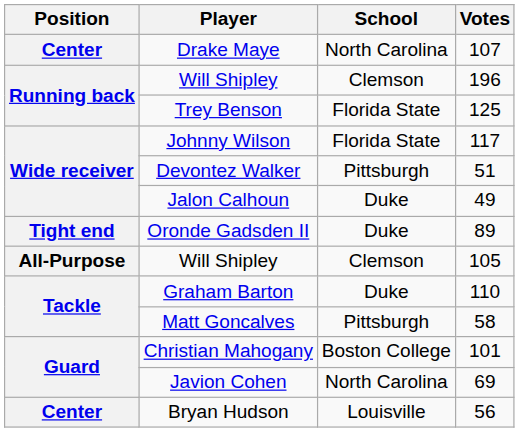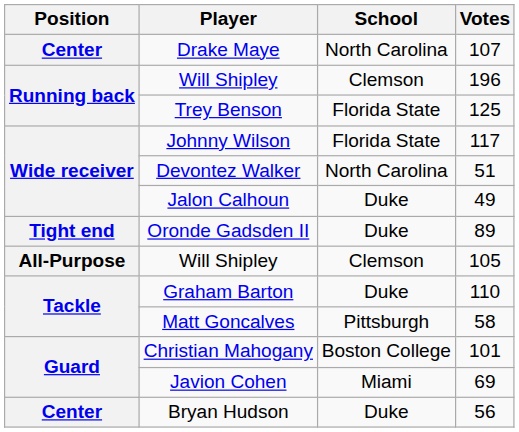(386, 170) Pittsburgh -> (386, 170) North Carolina
(386, 381) North Carolina -> (386, 381) Miami
(386, 412) Louisville -> (386, 412) Duke
